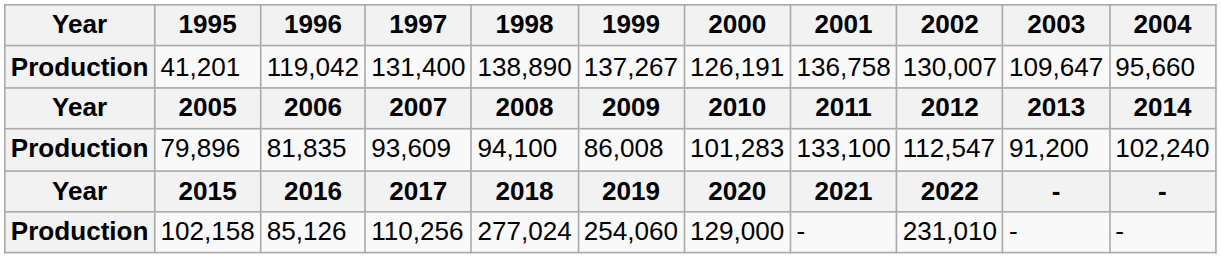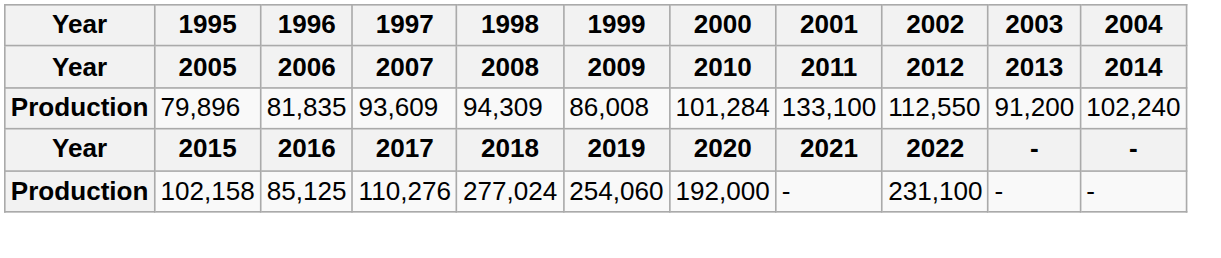- row: (200, 66)
(517, 149) 94,100 -> (503, 107) 94,309
(737, 149) 101,283 -> (723, 107) 101,284
(949, 149) 112,547 -> (934, 107) 112,550
(307, 231) 85,126 -> (307, 190) 85,125
(417, 231) 110,256 -> (405, 190) 110,276
(737, 231) 129,000 -> (723, 190) 192,000
(950, 231) 231,010 -> (935, 190) 231,100
